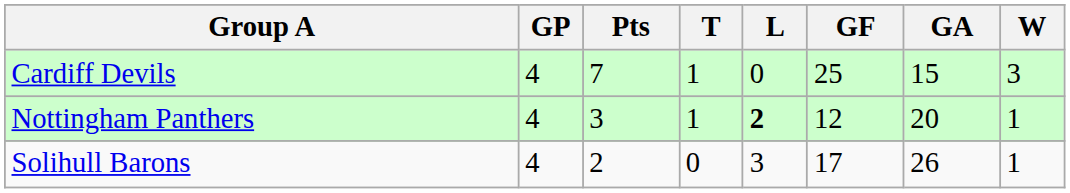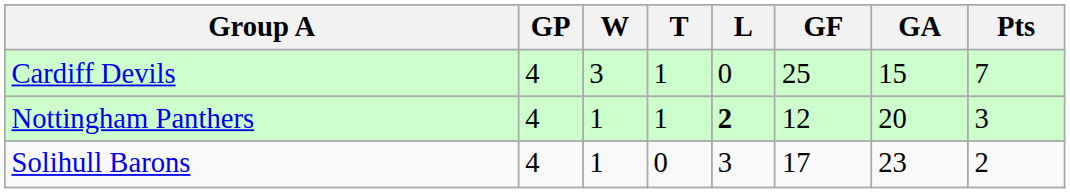columns swapped: (1032, 27) <-> (631, 27)
(925, 163) 26 -> (893, 163) 23
